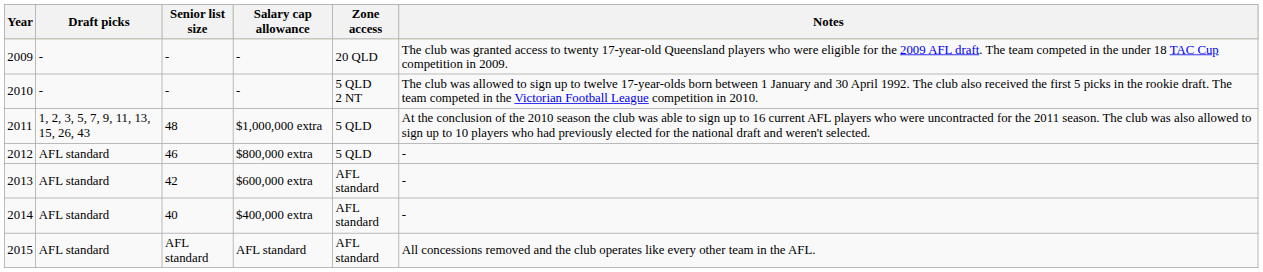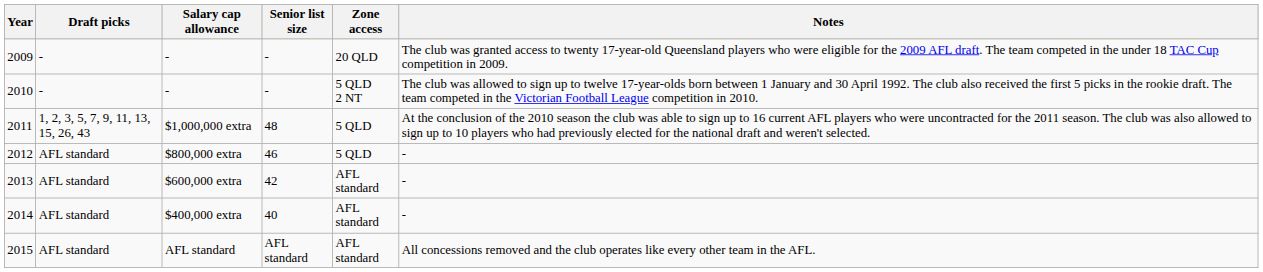columns swapped: (197, 21) <-> (283, 21)
